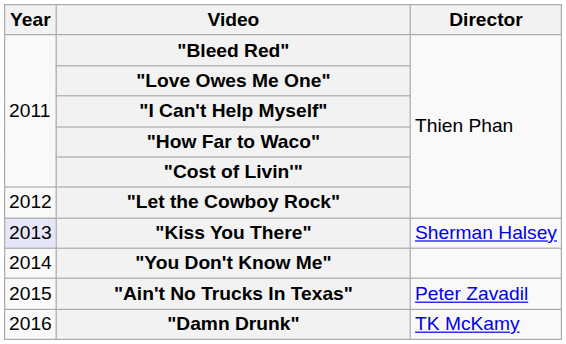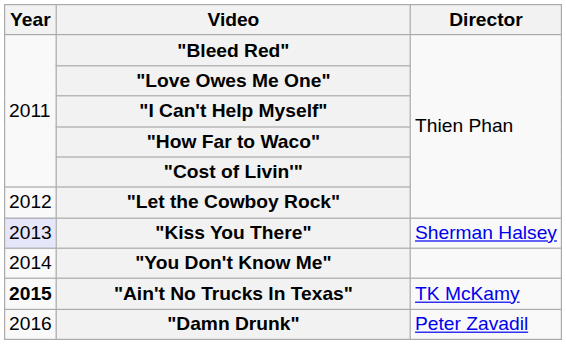(30, 293) normal -> (30, 293) bold
(472, 293) Peter Zavadil -> (467, 293) TK McKamy
(467, 324) TK McKamy -> (472, 324) Peter Zavadil
